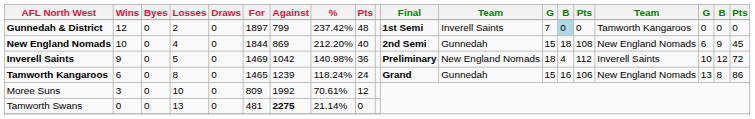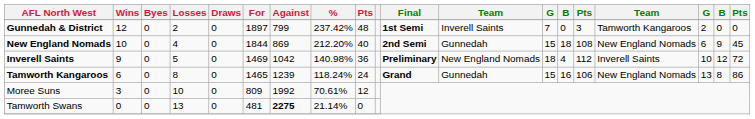(563, 27) lightblue background -> (563, 27) no background
(579, 27) 0 -> (579, 27) 3
(704, 27) 0 -> (704, 27) 2
